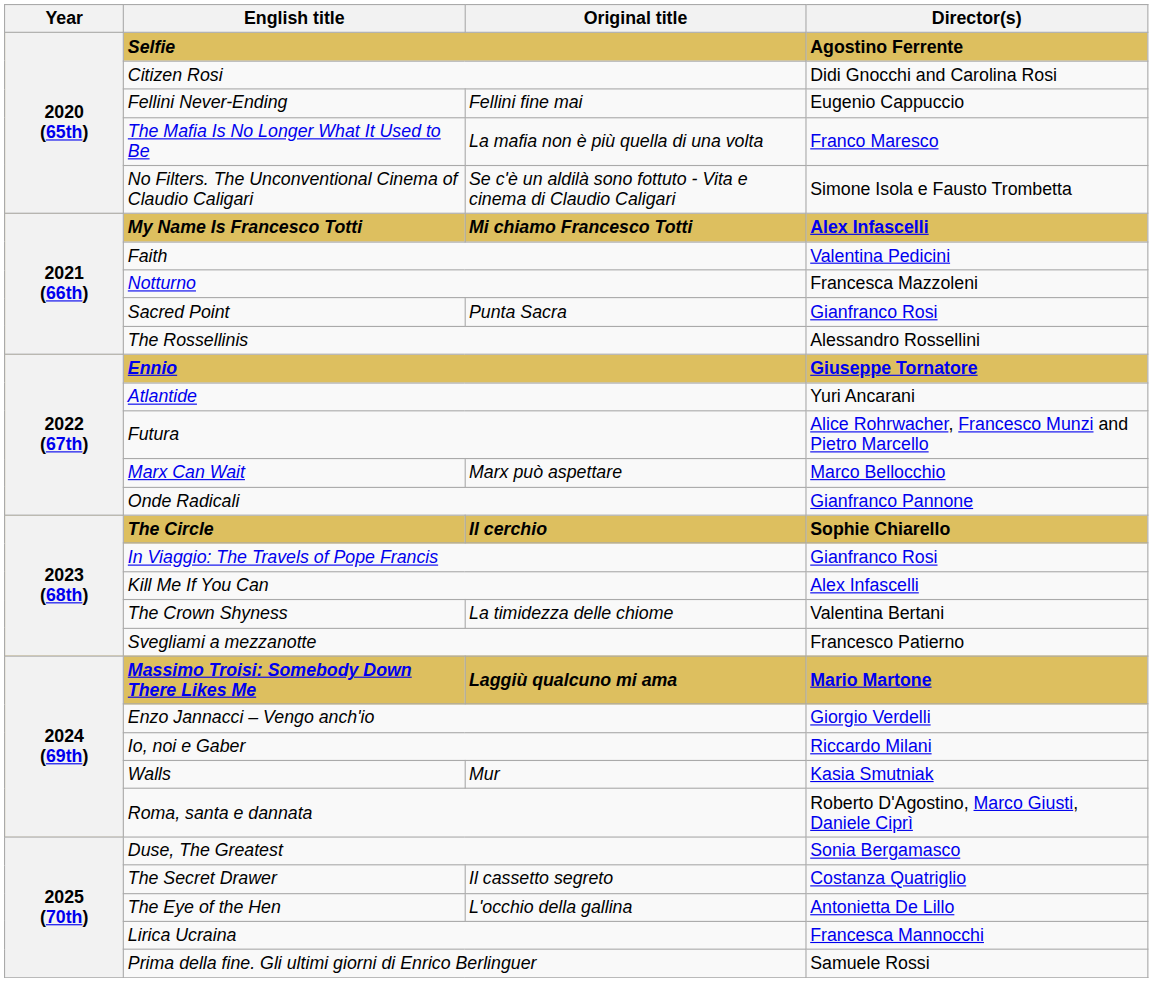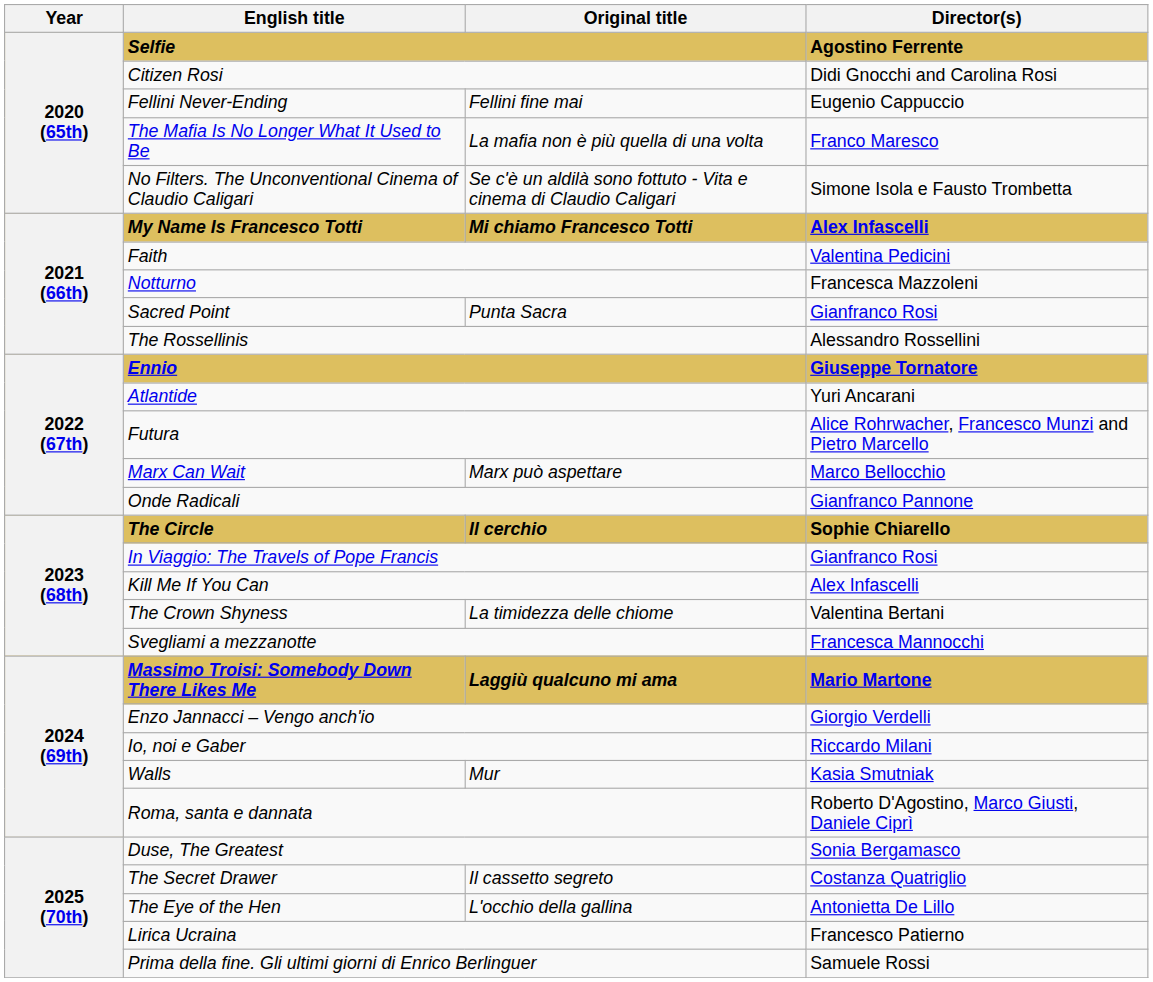(887, 641) Francesco Patierno -> (897, 641) Francesca Mannocchi
(897, 935) Francesca Mannocchi -> (887, 935) Francesco Patierno
